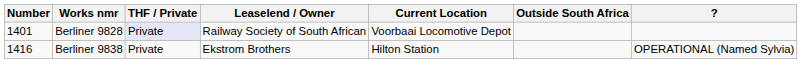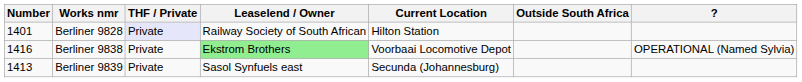(441, 31) Voorbaai Locomotive Depot -> (405, 31) Hilton Station
(246, 49) no background -> (246, 49) lightgreen background
(405, 49) Hilton Station -> (441, 49) Voorbaai Locomotive Depot
+ row: (89, 67)
